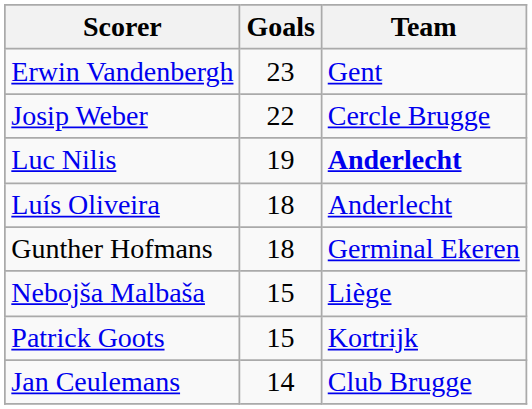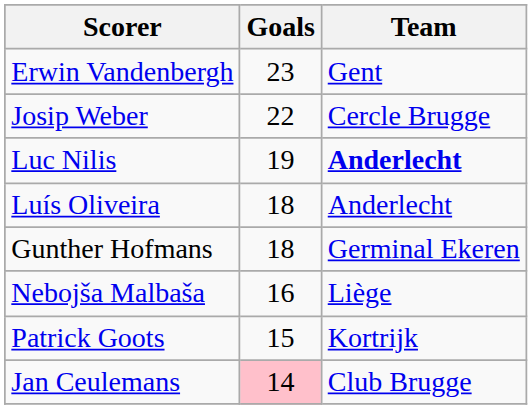(281, 293) 15 -> (281, 293) 16
(281, 381) no background -> (281, 381) pink background
